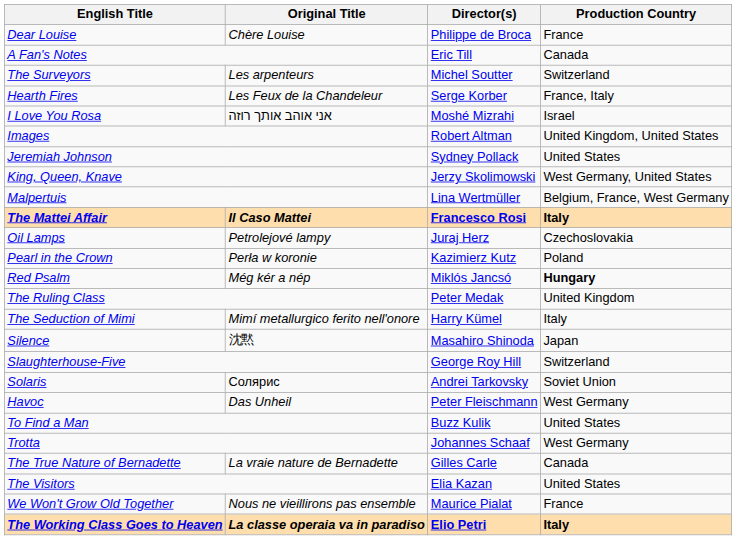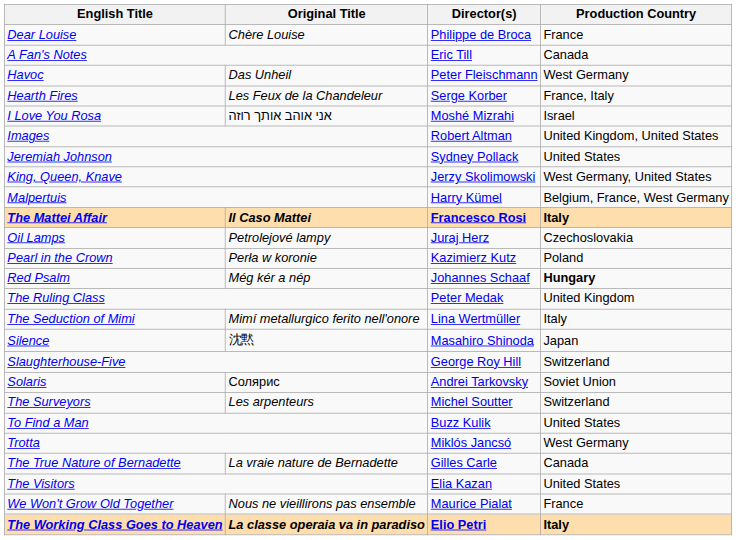rows swapped: (25, 402) <-> (49, 75)
(476, 197) Lina Wertmüller -> (466, 197) Harry Kümel
(471, 278) Miklós Jancsó -> (480, 278) Johannes Schaaf
(466, 319) Harry Kümel -> (476, 319) Lina Wertmüller
(480, 443) Johannes Schaaf -> (471, 443) Miklós Jancsó
